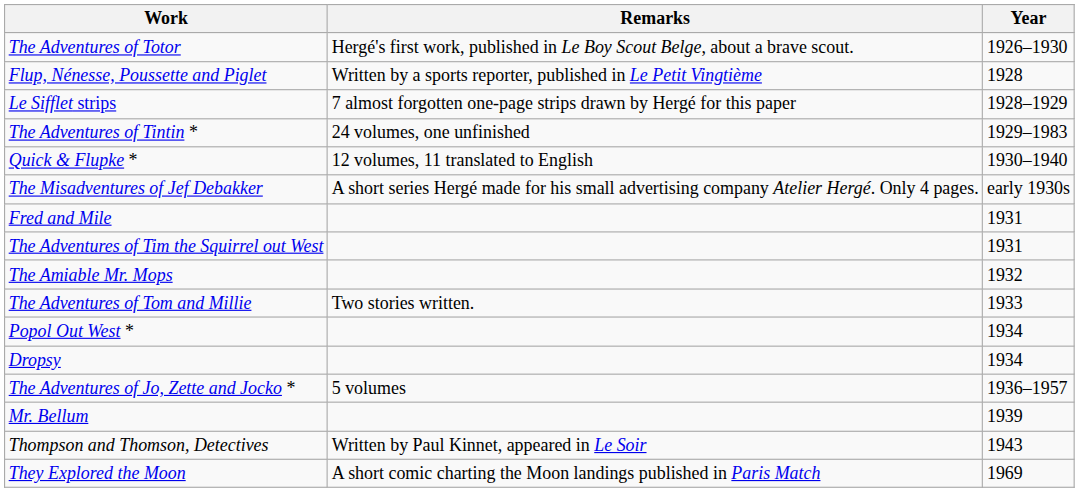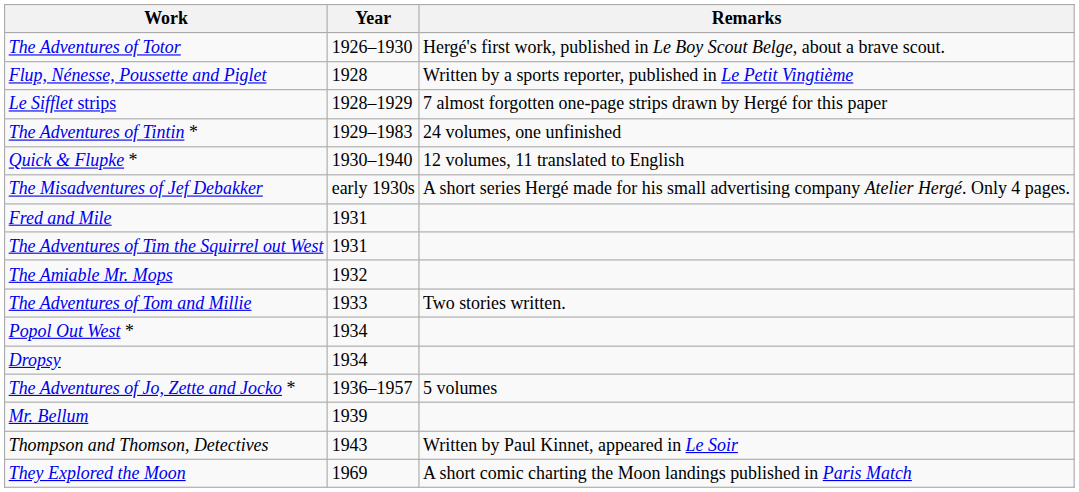columns swapped: (1028, 18) <-> (655, 18)
